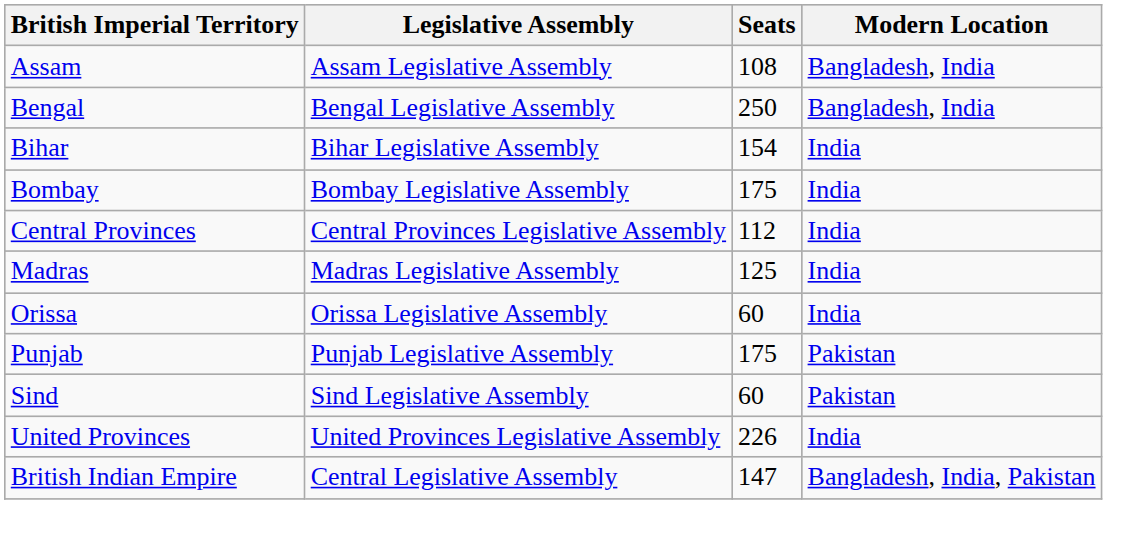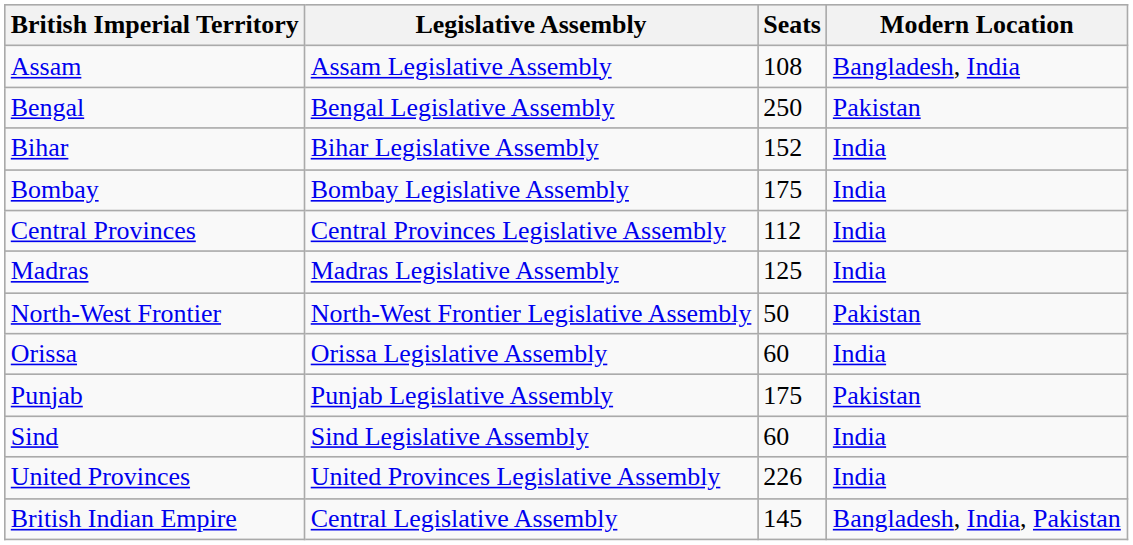(901, 107) Bangladesh, India -> (877, 107) Pakistan
(757, 148) 154 -> (783, 148) 152
+ row: (116, 312)
(852, 395) Pakistan -> (859, 436) India
(757, 477) 147 -> (783, 518) 145
